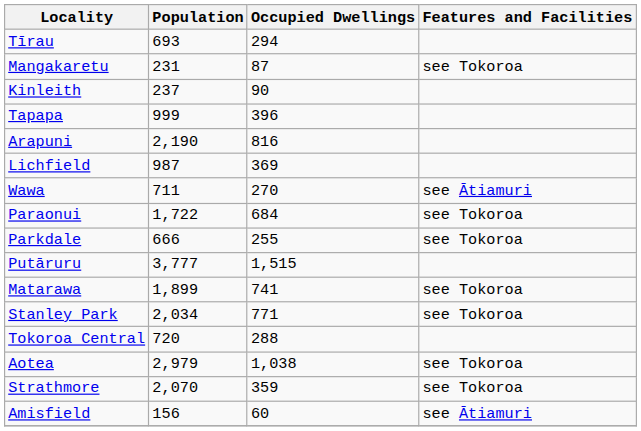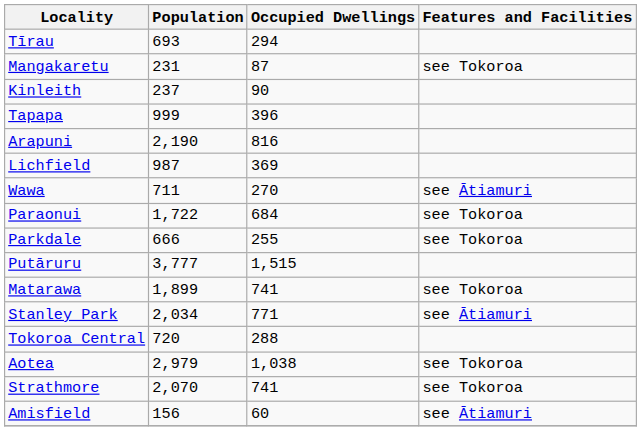(473, 314) see Tokoroa -> (477, 314) see Ātiamuri
(265, 389) 359 -> (265, 389) 741
